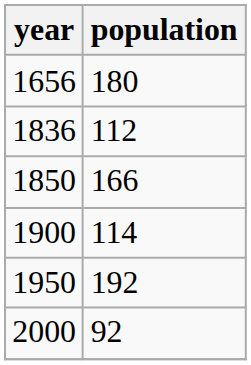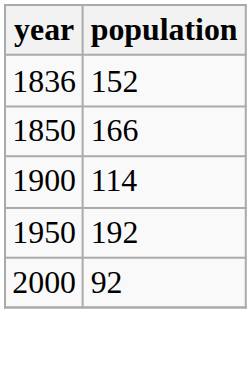- row: (44, 80)
(114, 130) 112 -> (115, 80) 152
